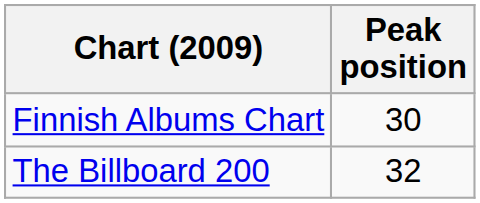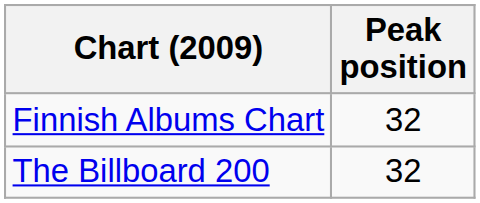(403, 119) 30 -> (403, 119) 32
